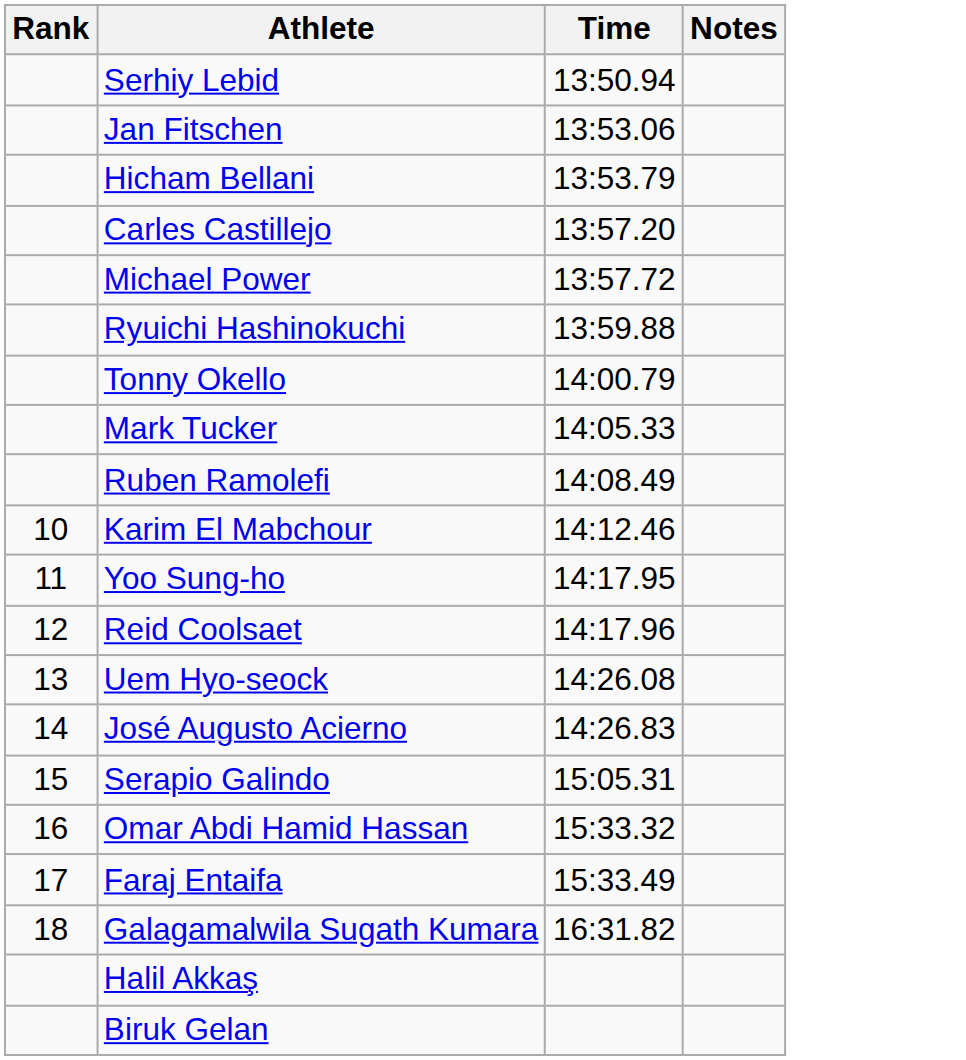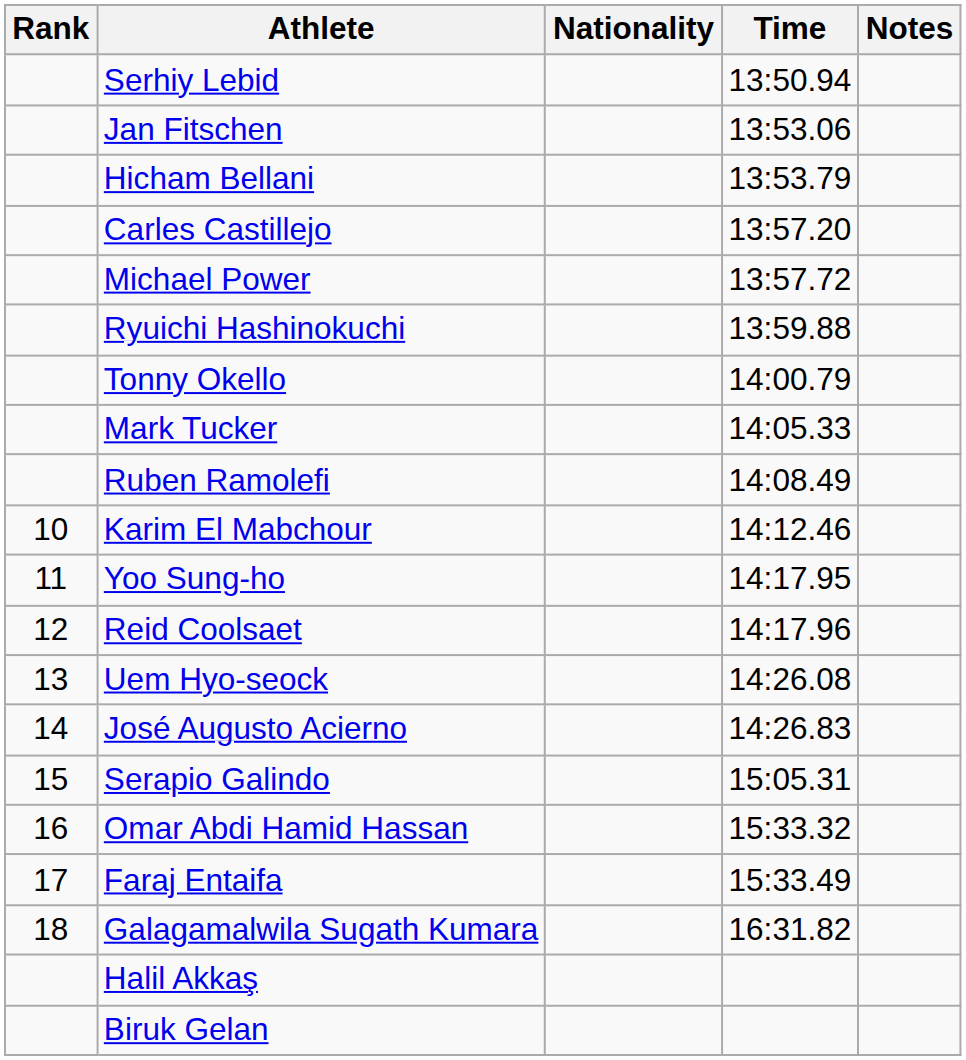+ column: (633, 29)
